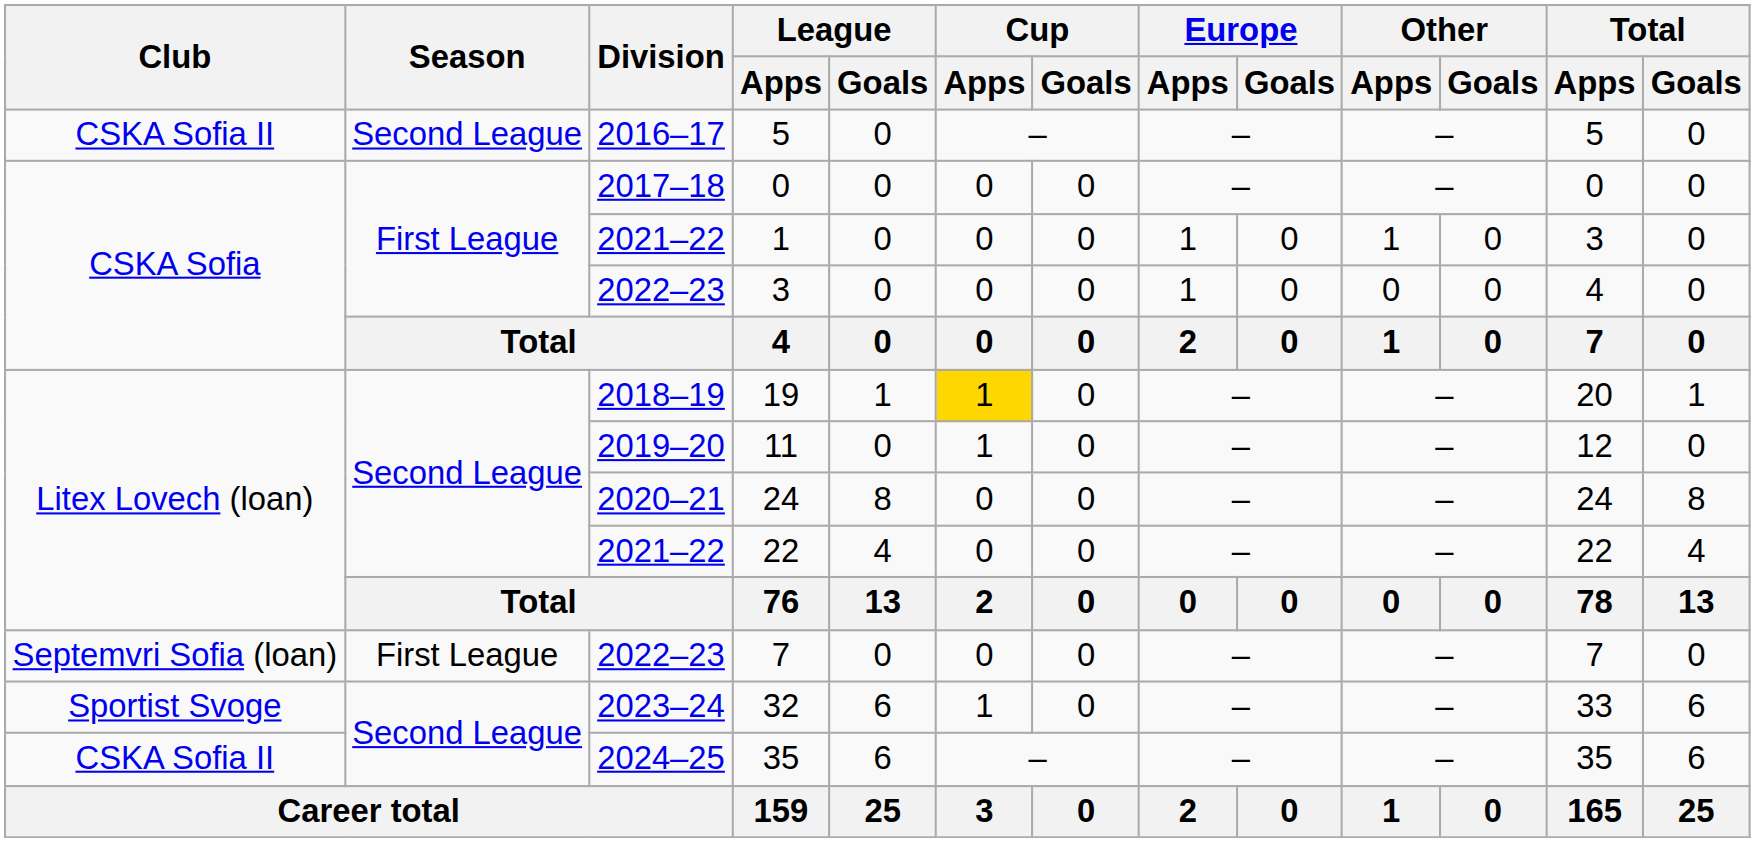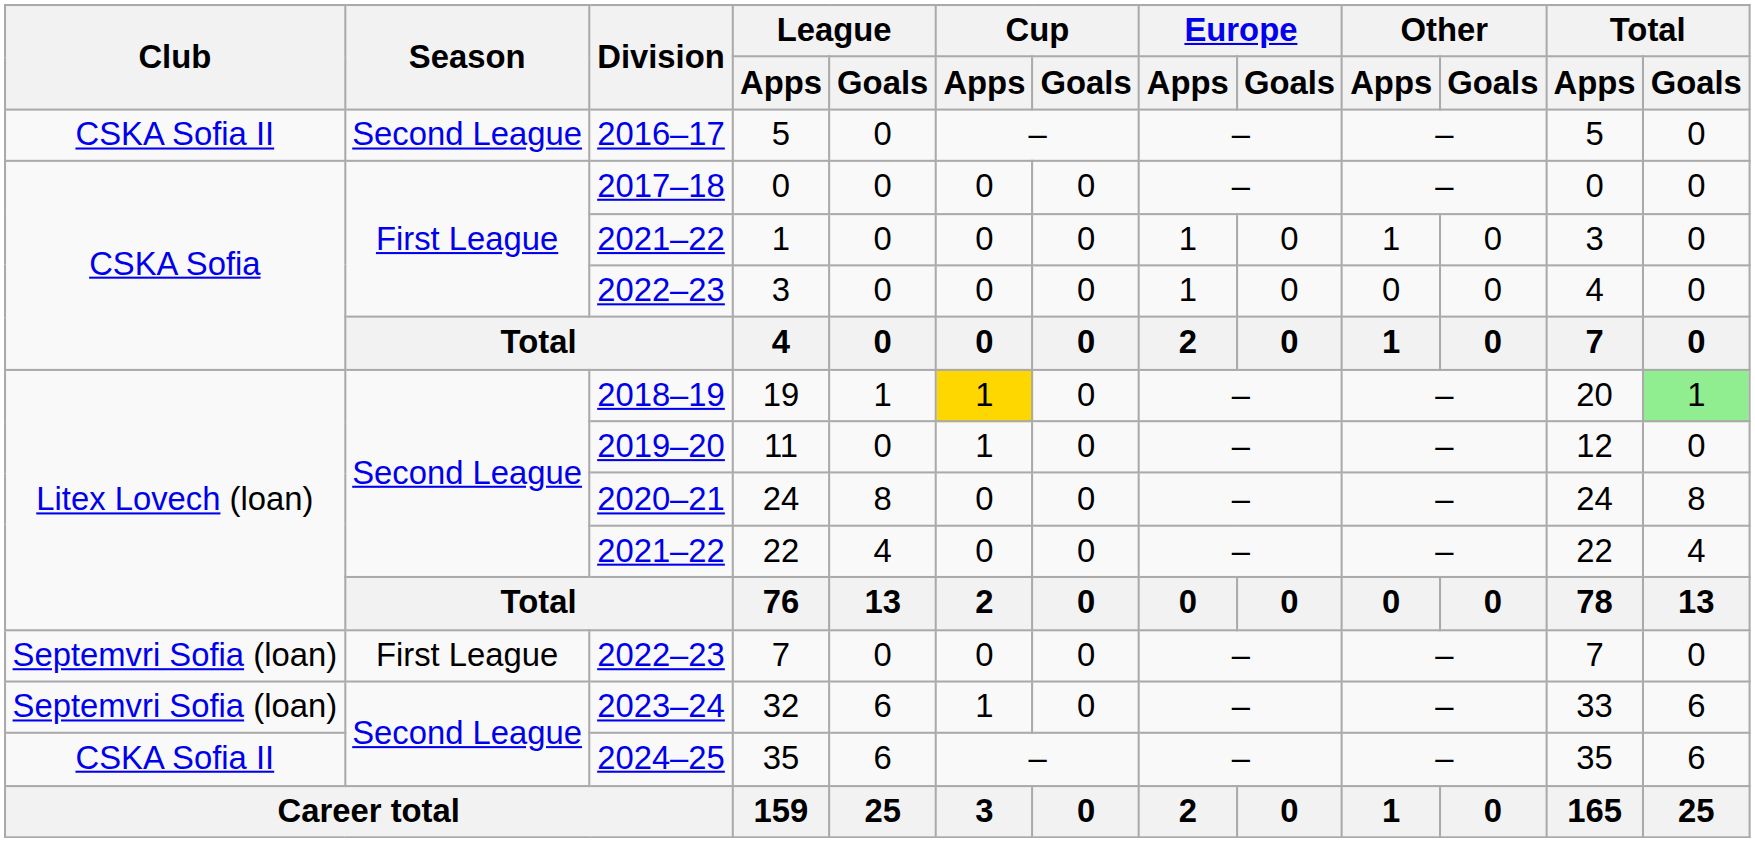(1696, 394) no background -> (1696, 394) lightgreen background
(175, 706) Sportist Svoge -> (175, 706) Septemvri Sofia (loan)
